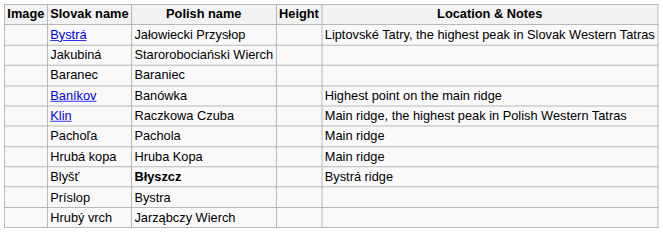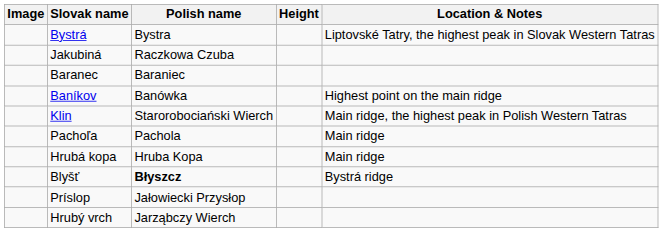(190, 34) Jałowiecki Przysłop -> (153, 34) Bystra
(204, 55) Starorobociański Wierch -> (184, 55) Raczkowa Czuba
(184, 116) Raczkowa Czuba -> (204, 116) Starorobociański Wierch
(153, 197) Bystra -> (190, 197) Jałowiecki Przysłop
